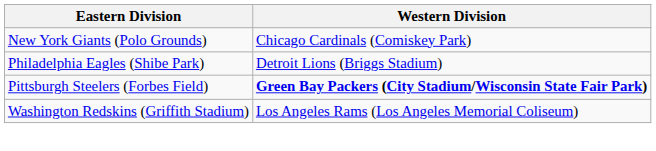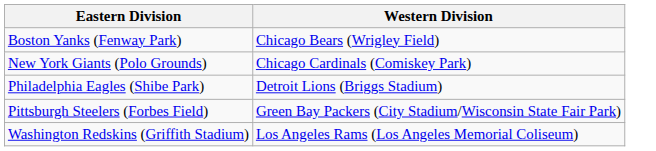+ row: (95, 39)
(452, 87) bold -> (438, 110) normal
